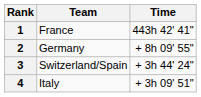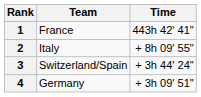(62, 48) Germany -> (49, 48) Italy
(49, 83) Italy -> (62, 83) Germany
